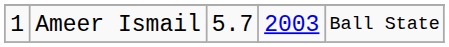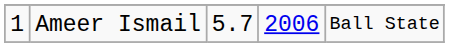(292, 24) 2003 -> (292, 24) 2006
